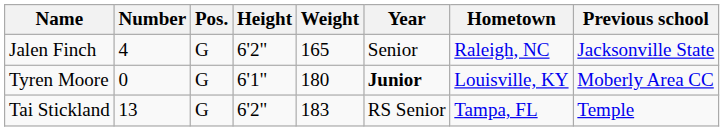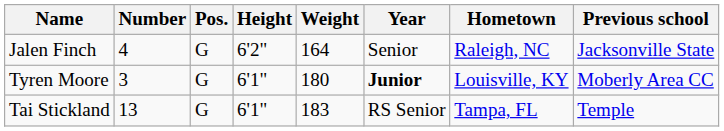(315, 49) 165 -> (315, 49) 164
(123, 79) 0 -> (123, 79) 3
(252, 110) 6'2" -> (252, 110) 6'1"
